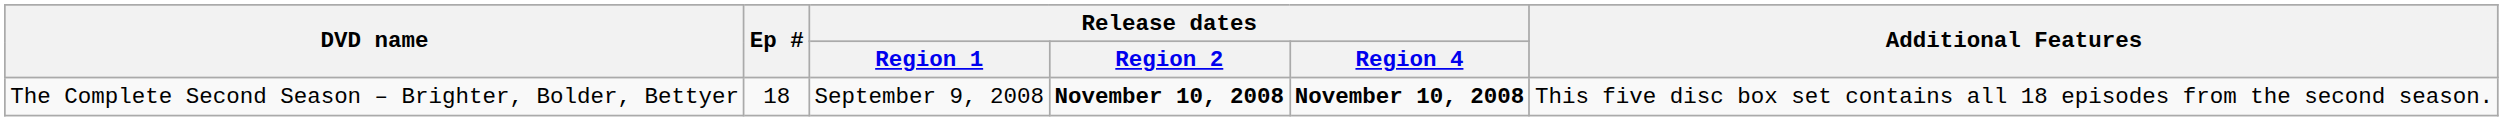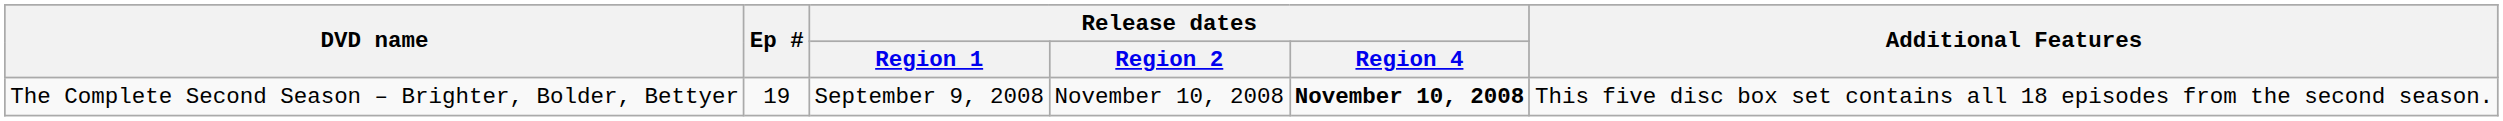(777, 97) 18 -> (777, 97) 19
(1169, 97) bold -> (1169, 97) normal
